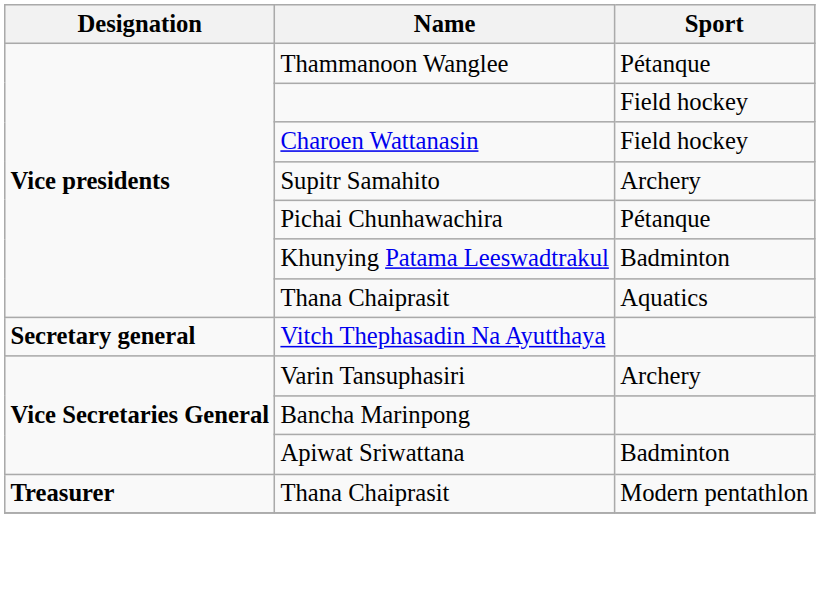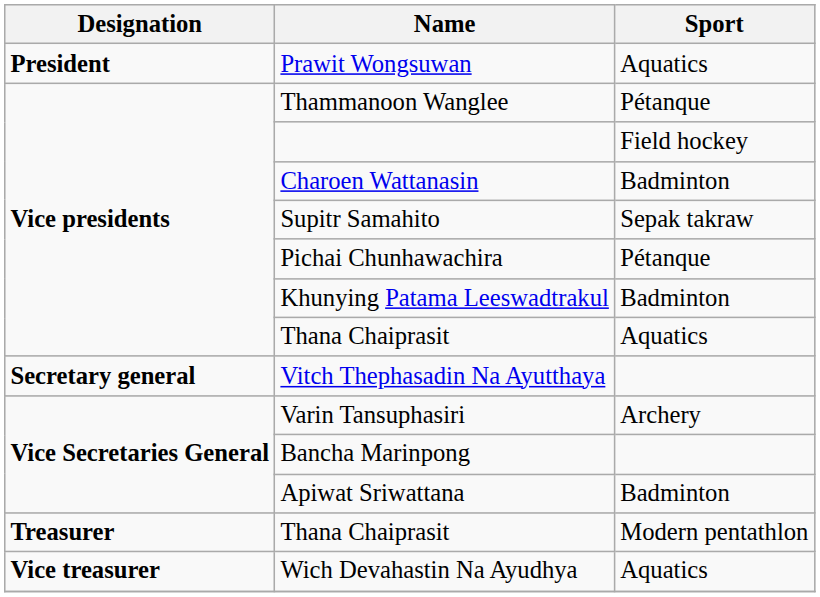+ row: (60, 63)
(684, 141) Field hockey -> (675, 180) Badminton
(661, 180) Archery -> (687, 219) Sepak takraw
+ row: (85, 571)
